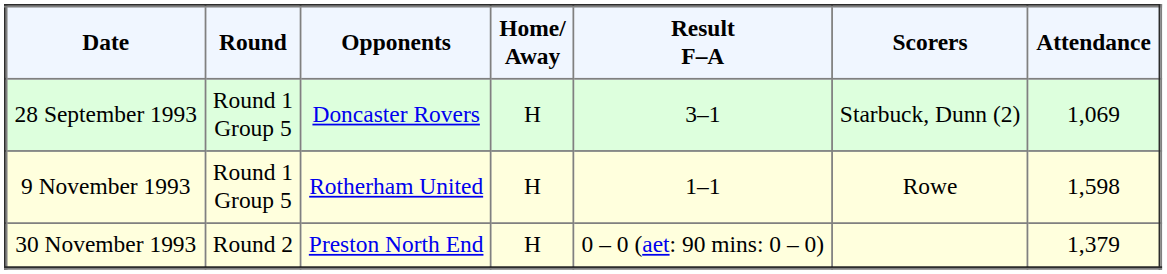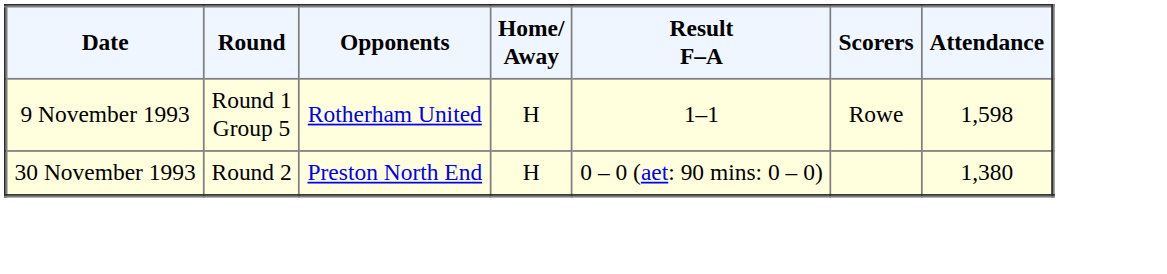- row: (106, 114)
(1094, 244) 1,379 -> (987, 172) 1,380
